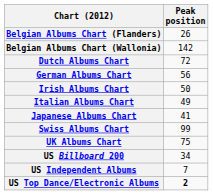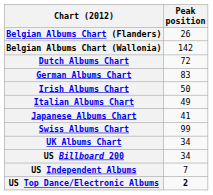(186, 75) 56 -> (186, 75) 83
(186, 143) 75 -> (186, 143) 34
